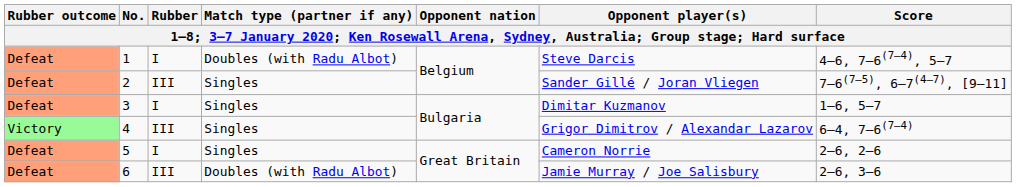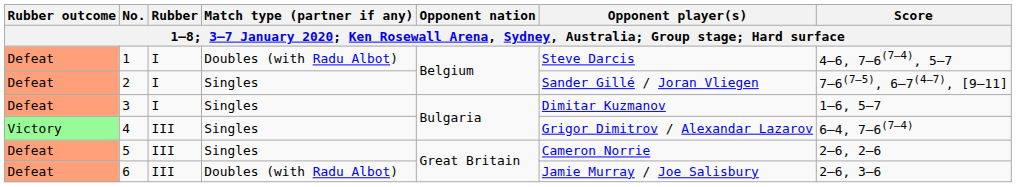(163, 83) III -> (155, 83) I
(155, 151) I -> (163, 151) III
